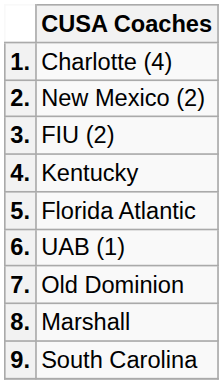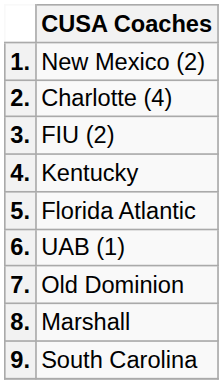(107, 61) Charlotte (4) -> (123, 61) New Mexico (2)
(123, 98) New Mexico (2) -> (107, 98) Charlotte (4)
